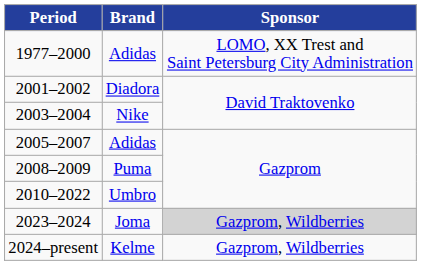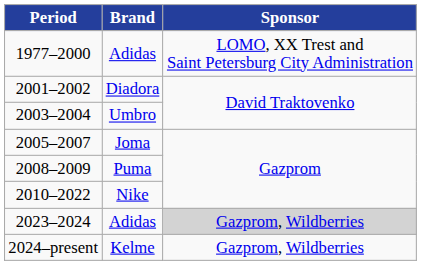(132, 115) Nike -> (132, 115) Umbro
(132, 141) Adidas -> (132, 141) Joma
(132, 194) Umbro -> (132, 194) Nike
(132, 221) Joma -> (132, 221) Adidas
